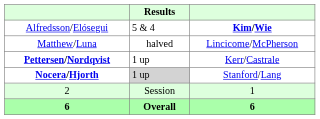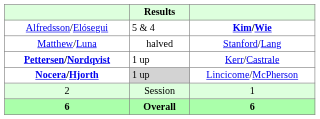(252, 43) Lincicome/McPherson -> (252, 43) Stanford/Lang
(252, 75) Stanford/Lang -> (252, 75) Lincicome/McPherson
